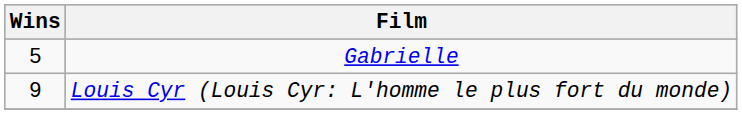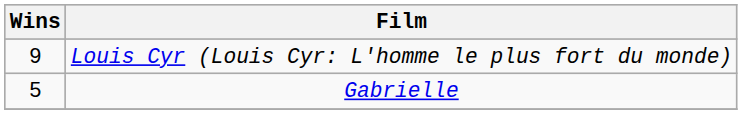rows swapped: (401, 91) <-> (401, 57)
